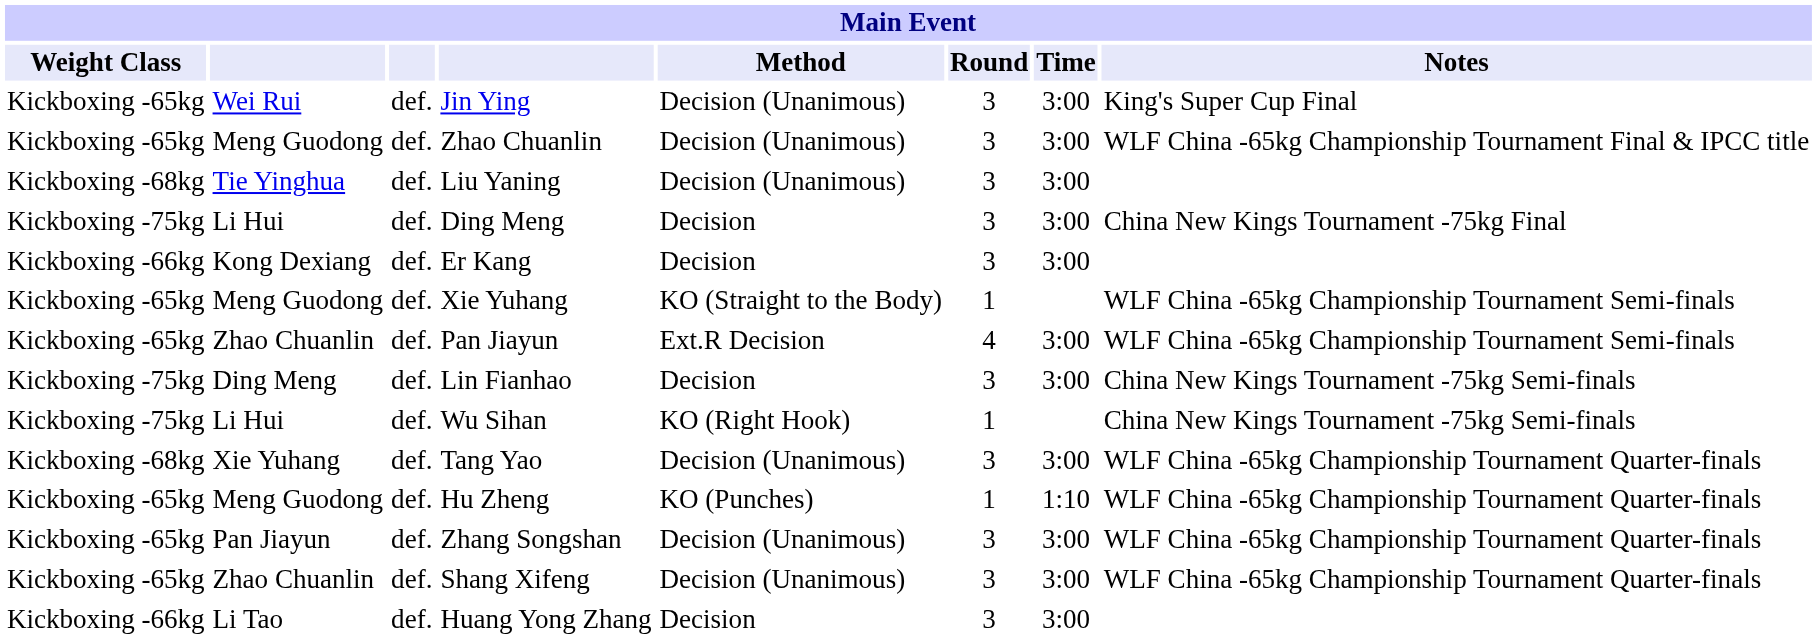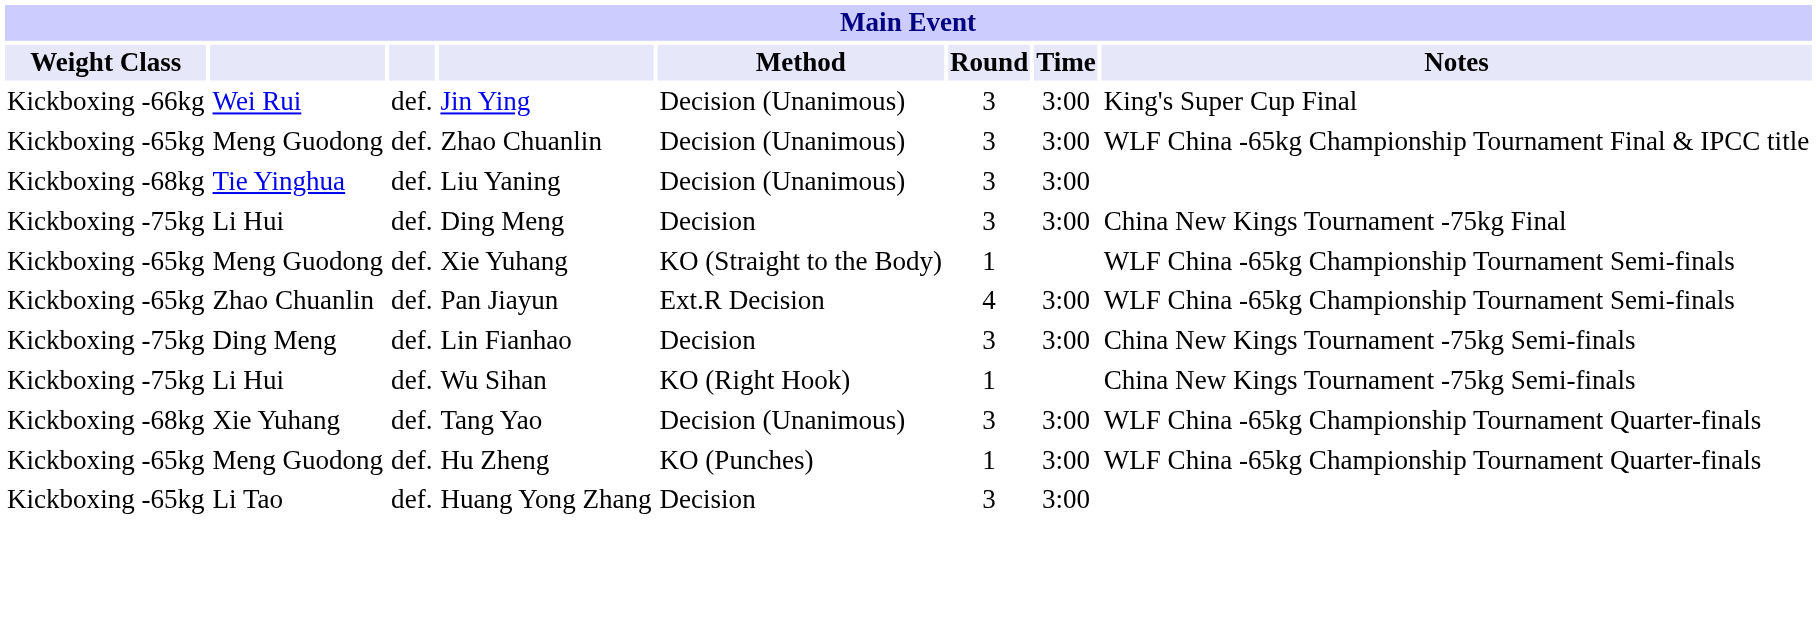(106, 101) Kickboxing -65kg -> (106, 101) Kickboxing -66kg
- row: (486, 261)
(1066, 499) 1:10 -> (1066, 460) 3:00
- row: (531, 539)
- row: (515, 579)
(106, 619) Kickboxing -66kg -> (106, 499) Kickboxing -65kg
